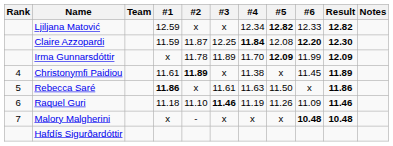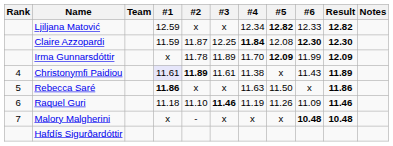(309, 42) 12.20 -> (309, 42) 12.30
(168, 73) no background -> (168, 73) lavender background
(224, 73) x -> (224, 73) 11.61
(309, 73) 11.45 -> (309, 73) 11.43
(224, 88) 11.61 -> (224, 88) x
